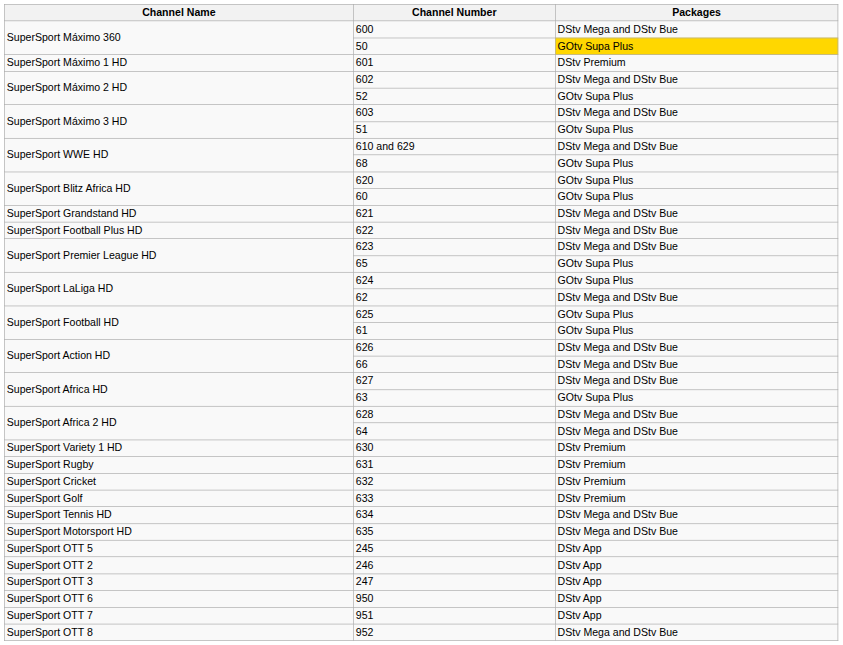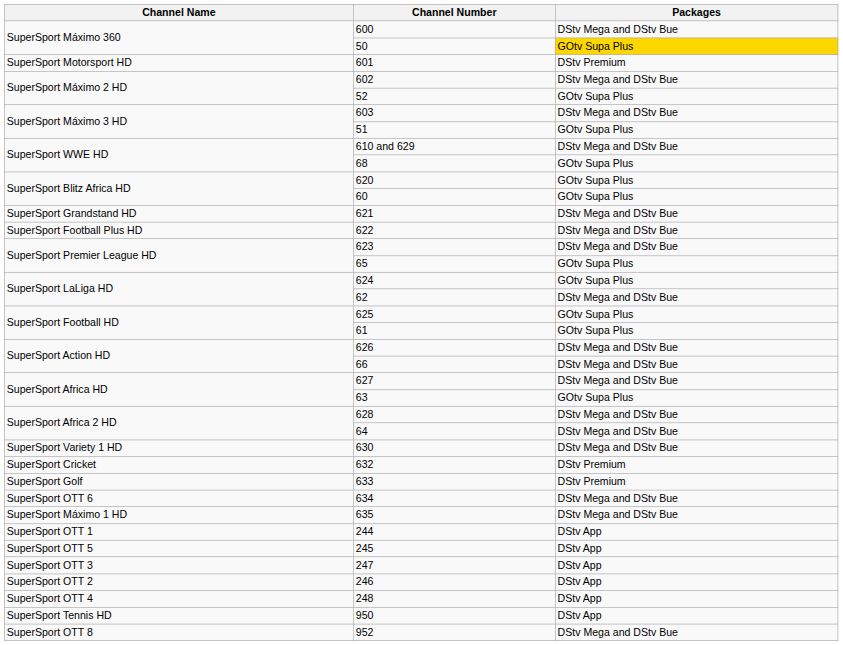(67, 63) SuperSport Máximo 1 HD -> (69, 63) SuperSport Motorsport HD
(592, 448) DStv Premium -> (618, 448) DStv Mega and DStv Bue
- row: (365, 465)
(59, 515) SuperSport Tennis HD -> (50, 498) SuperSport OTT 6
(69, 532) SuperSport Motorsport HD -> (67, 515) SuperSport Máximo 1 HD
+ row: (365, 532)
rows swapped: (365, 565) <-> (365, 582)
+ row: (365, 599)
(50, 599) SuperSport OTT 6 -> (59, 615) SuperSport Tennis HD
- row: (365, 615)
